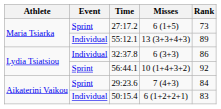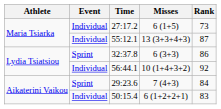(82, 26) Sprint -> (90, 26) Individual
(204, 40) 89 -> (204, 40) 87
(90, 54) Individual -> (82, 54) Sprint
(82, 69) Sprint -> (90, 69) Individual
